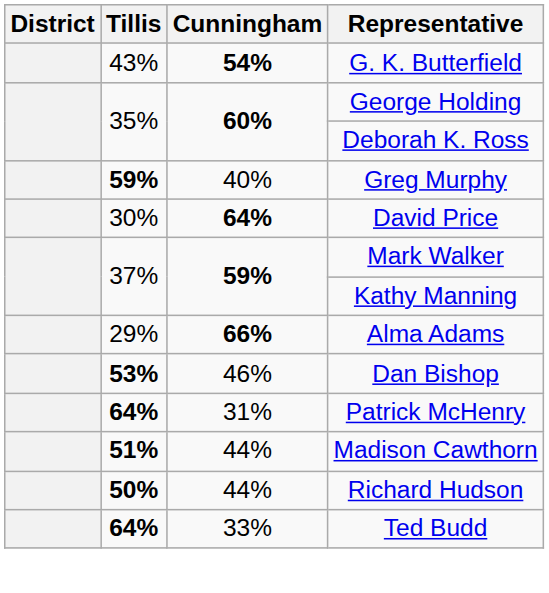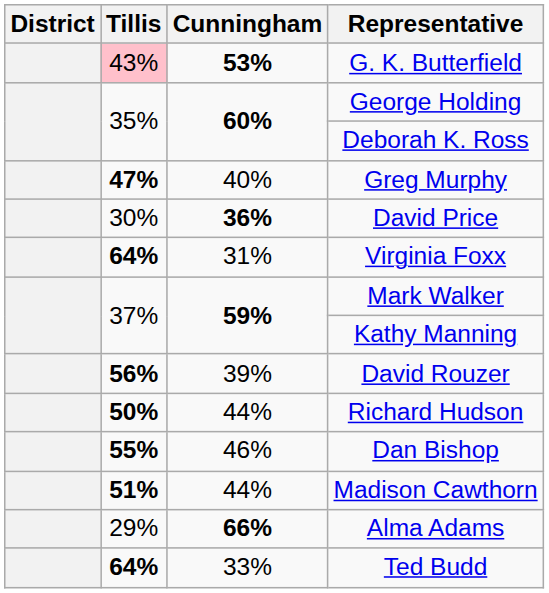(134, 62) no background -> (134, 62) pink background
(247, 62) 54% -> (247, 62) 53%
(134, 179) 59% -> (134, 179) 47%
(247, 218) 64% -> (247, 218) 36%
+ row: (436, 256)
+ row: (436, 373)
rows swapped: (436, 489) <-> (436, 334)
(134, 373) 53% -> (134, 450) 55%
- row: (436, 412)
